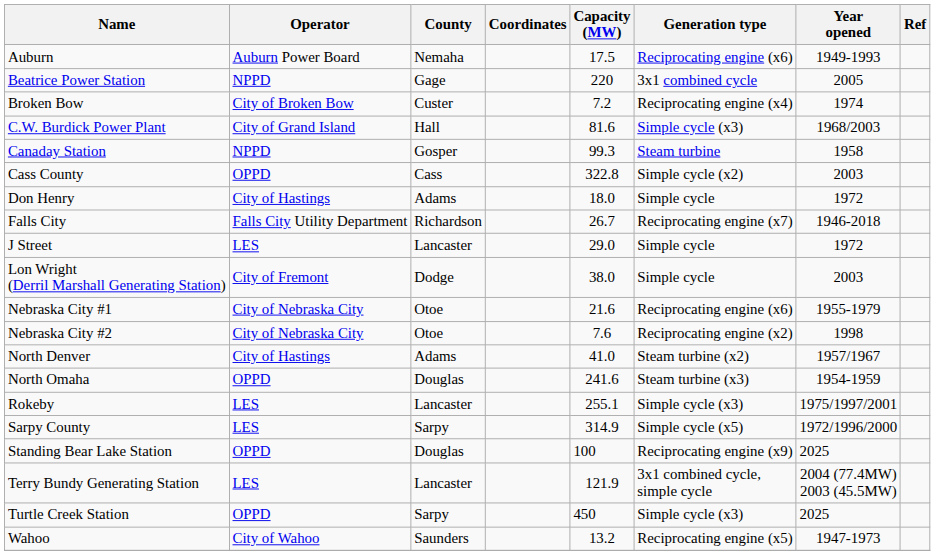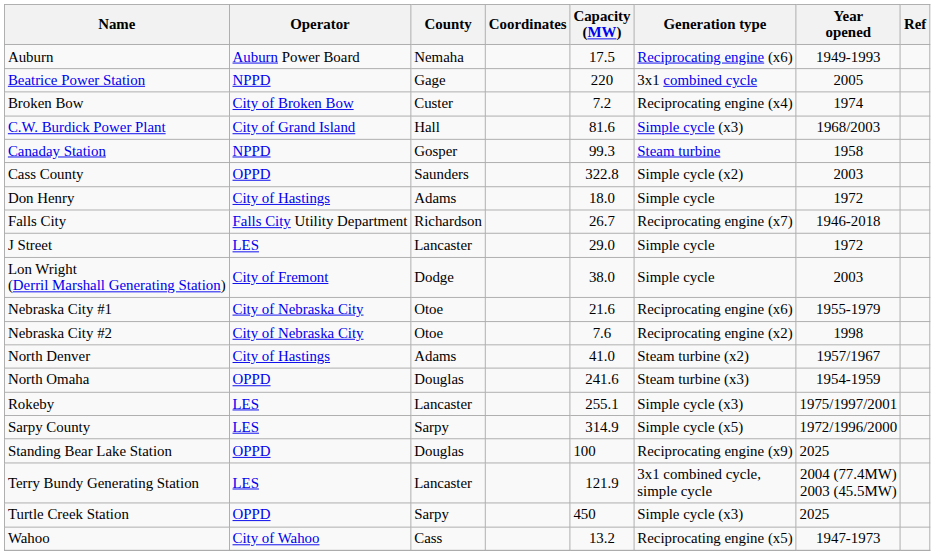(428, 174) Cass -> (441, 174) Saunders
(441, 538) Saunders -> (428, 538) Cass
